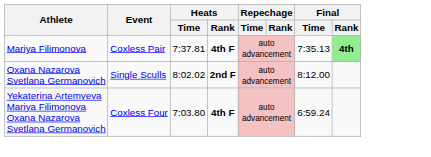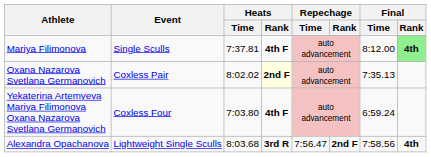(138, 49) Coxless Pair -> (142, 49) Single Sculls
(314, 49) 7:35.13 -> (379, 49) 8:12.00
(138, 75) Single Sculls -> (141, 75) Coxless Pair
(223, 75) no background -> (277, 75) lightyellow background
(314, 75) 8:12.00 -> (379, 75) 7:35.13
+ row: (58, 144)
